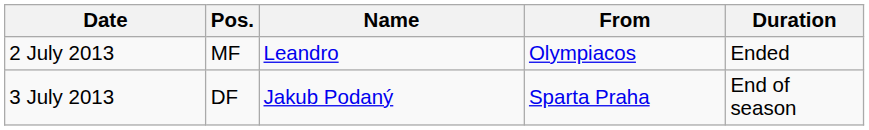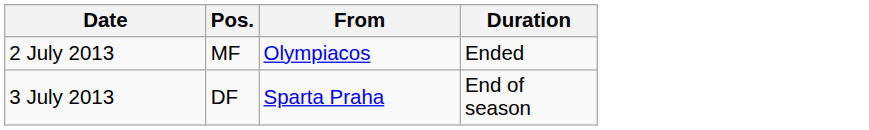- column: (391, 20)
